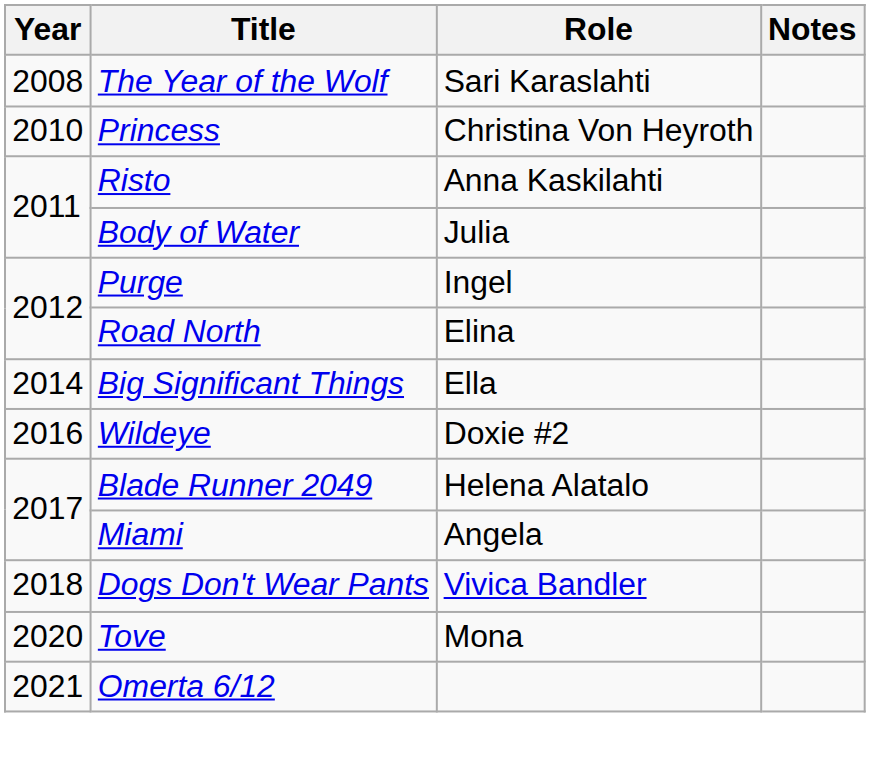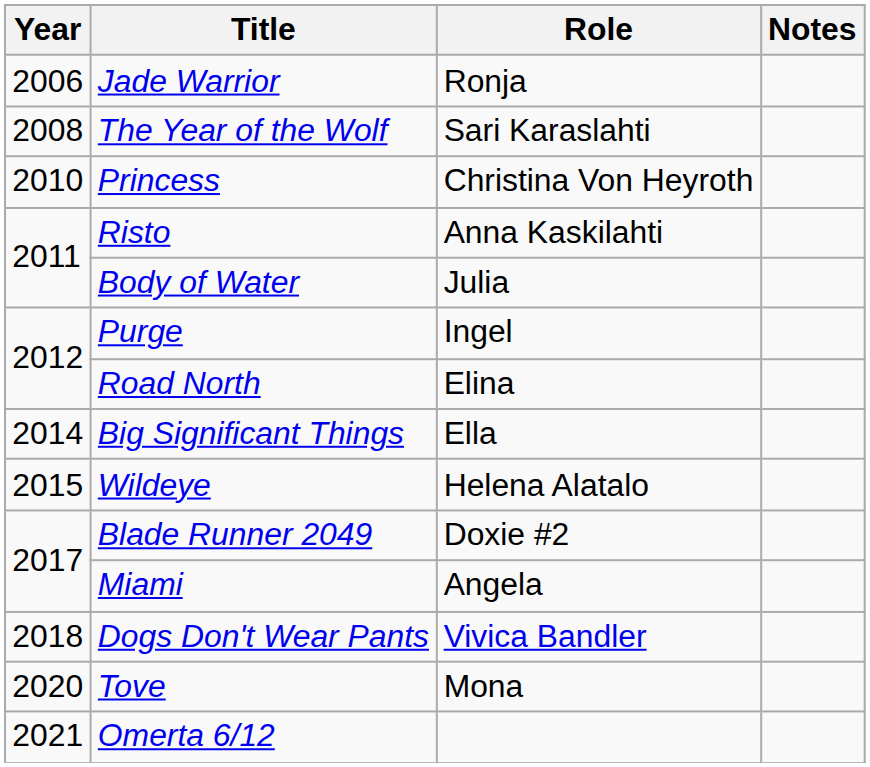+ row: (189, 80)
(48, 433) 2016 -> (48, 484) 2015
(506, 433) Doxie #2 -> (546, 484) Helena Alatalo
(546, 484) Helena Alatalo -> (506, 534) Doxie #2
